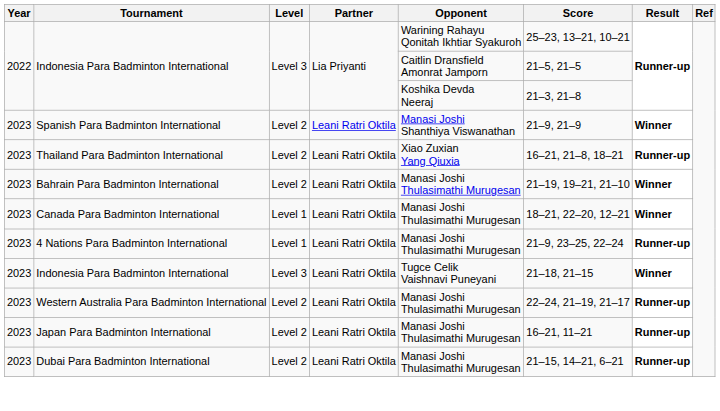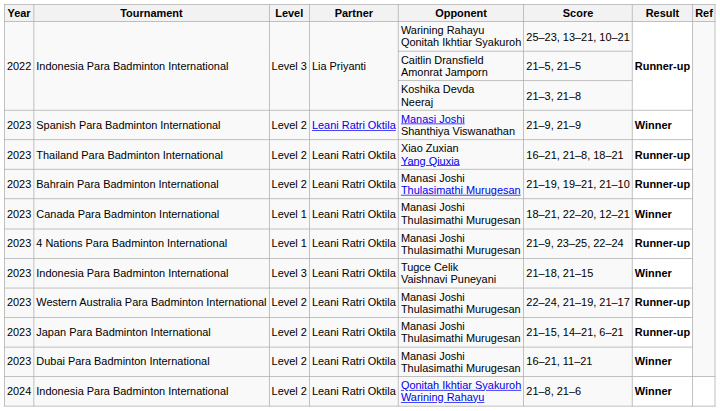(653, 184) Winner -> (662, 184) Runner-up
(559, 332) 16–21, 11–21 -> (575, 332) 21–15, 14–21, 6–21
(575, 362) 21–15, 14–21, 6–21 -> (559, 362) 16–21, 11–21
(662, 362) Runner-up -> (653, 362) Winner
+ row: (19, 391)
